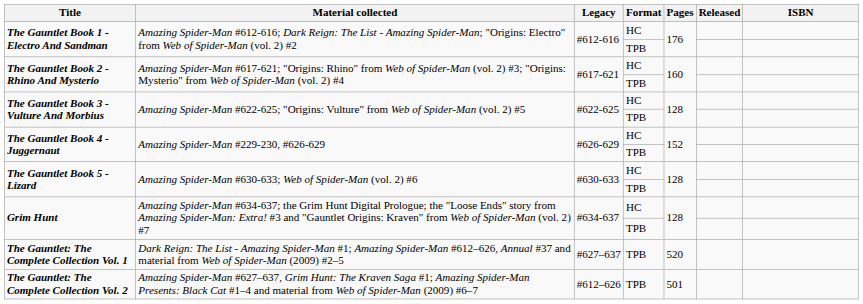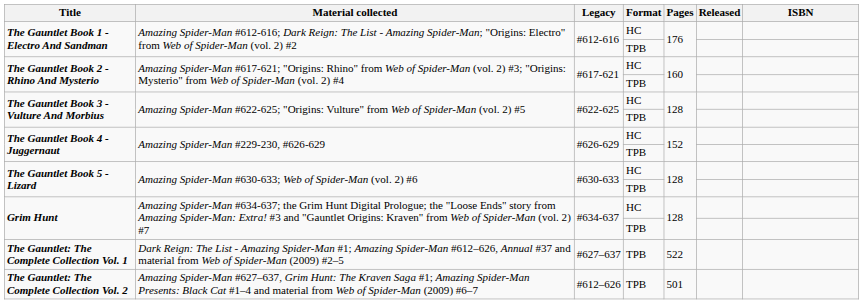(675, 254) 520 -> (675, 254) 522
